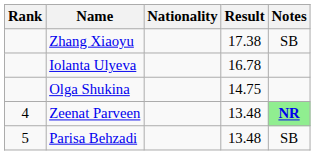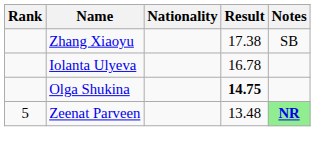(245, 89) normal -> (245, 89) bold
(25, 114) 4 -> (25, 114) 5
- row: (93, 138)
